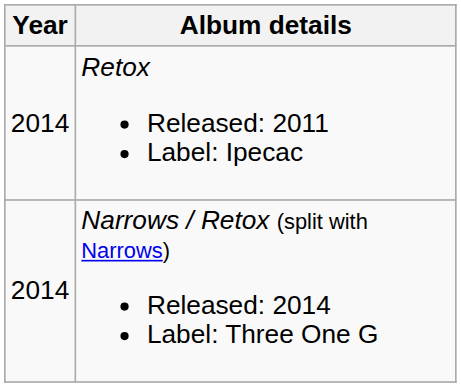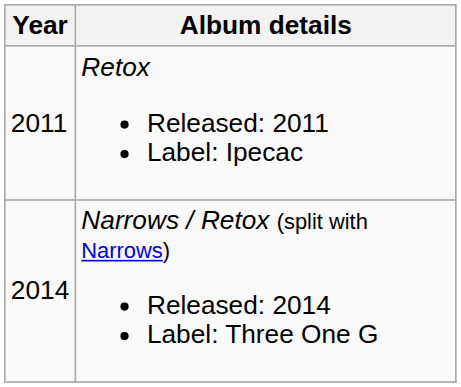(40, 122) 2014 -> (39, 122) 2011
